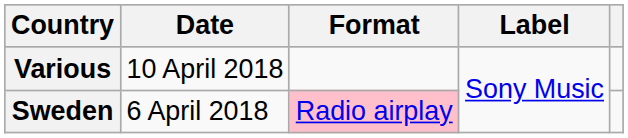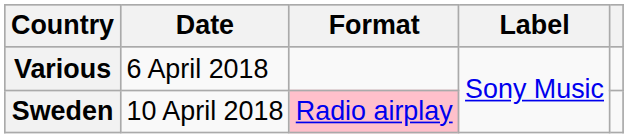(205, 68) 10 April 2018 -> (197, 68) 6 April 2018
(197, 111) 6 April 2018 -> (205, 111) 10 April 2018
